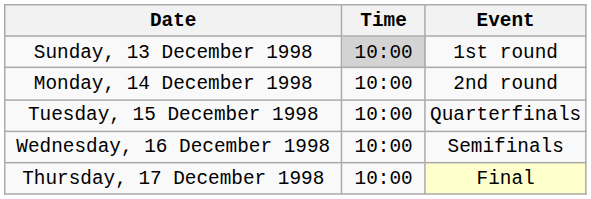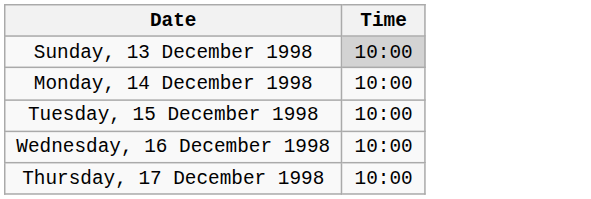- column: (506, 21)
